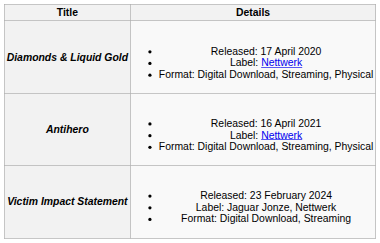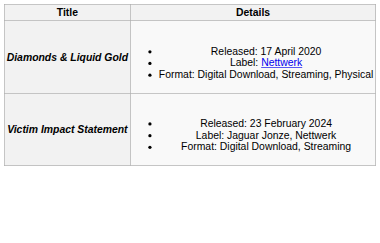- row: (67, 129)
